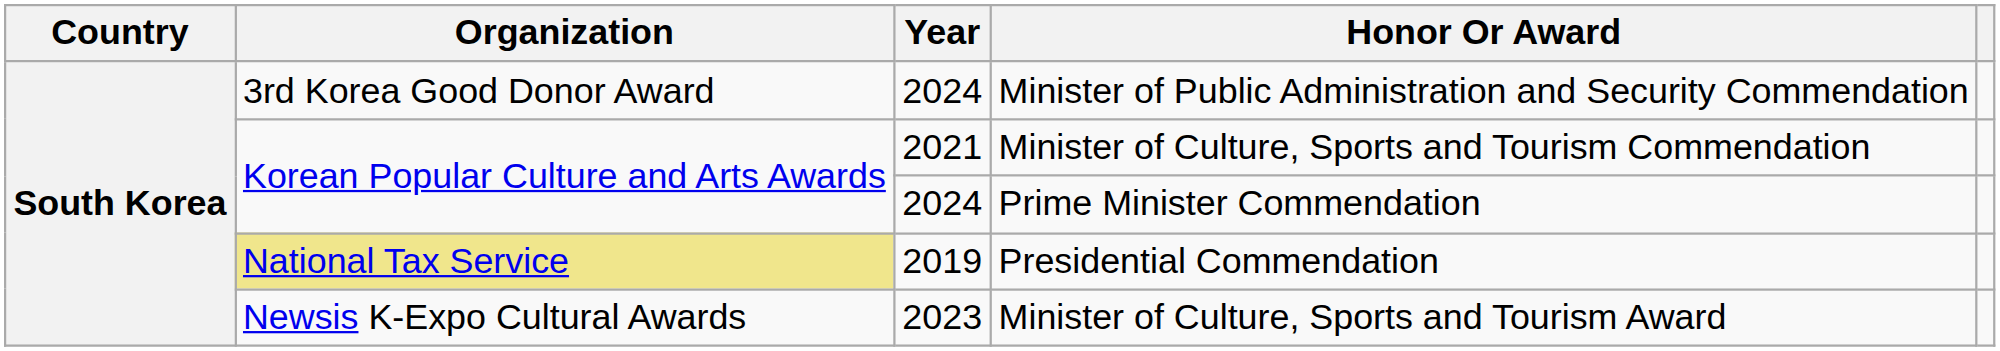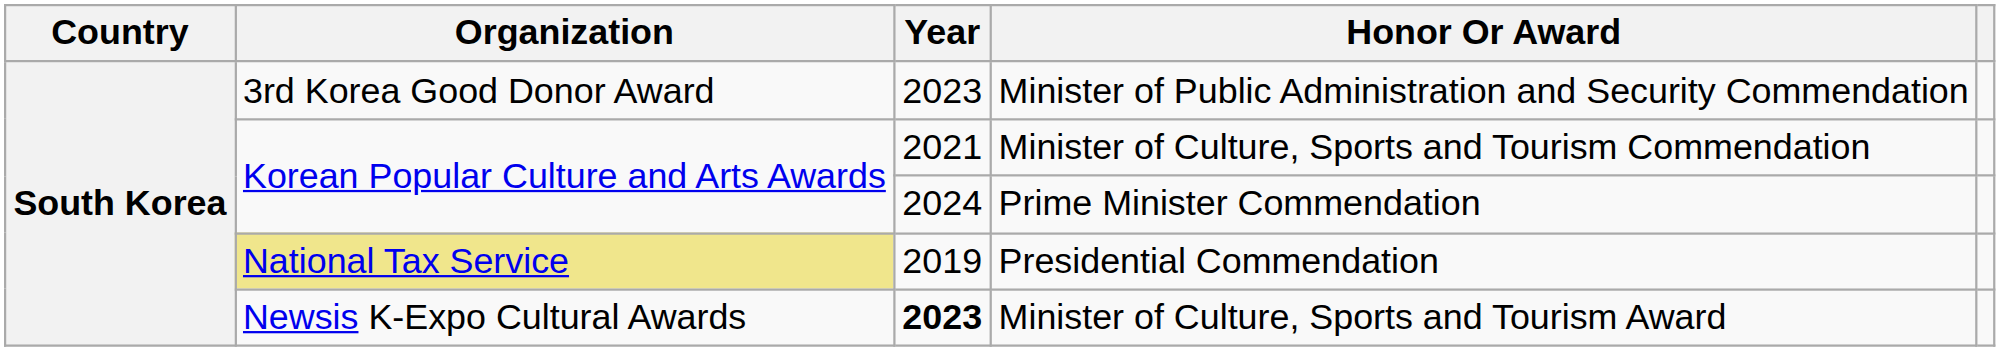(942, 89) 2024 -> (942, 89) 2023
(942, 317) normal -> (942, 317) bold
